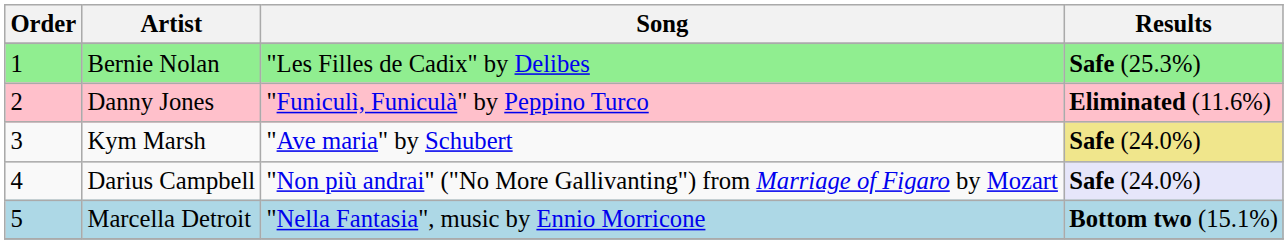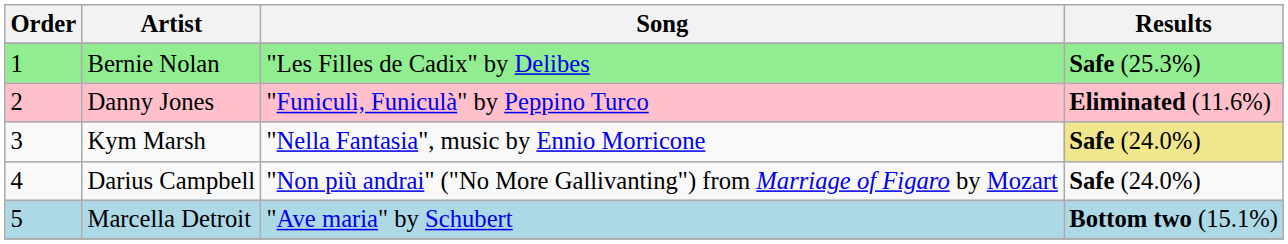(390, 141) "Ave maria" by Schubert -> (486, 141) "Nella Fantasia", music by Ennio Morricone
(1135, 180) lavender background -> (1135, 180) no background
(486, 219) "Nella Fantasia", music by Ennio Morricone -> (390, 219) "Ave maria" by Schubert
